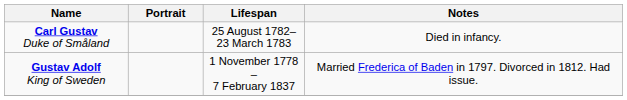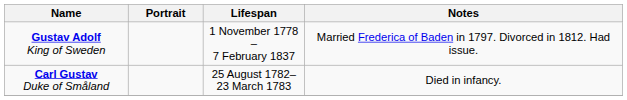rows swapped: (66, 74) <-> (66, 37)
